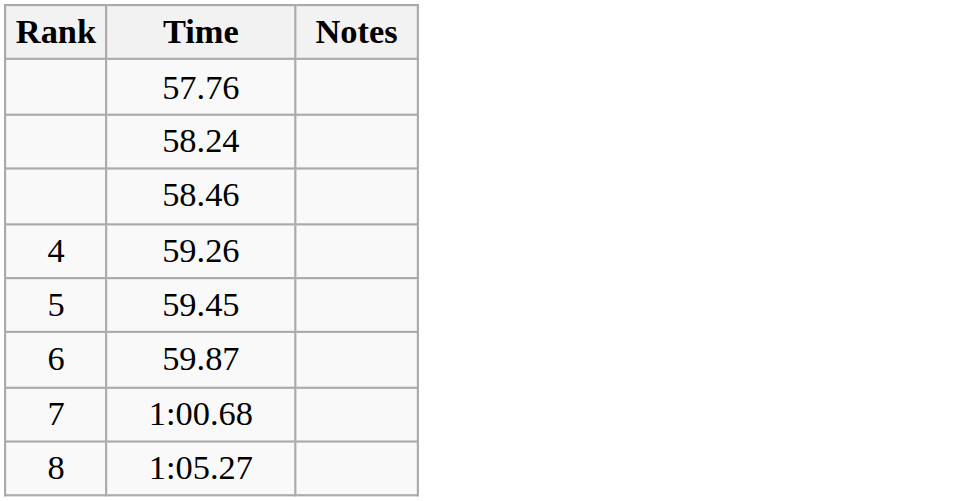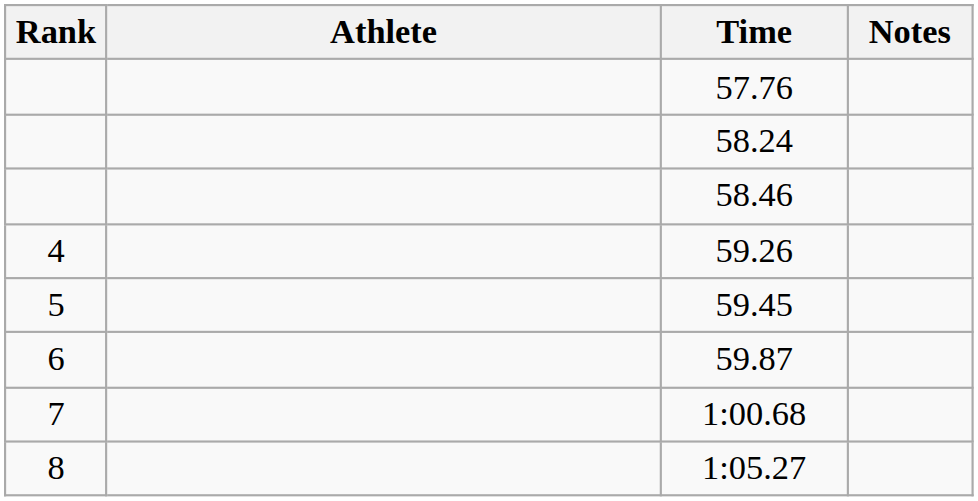+ column: (384, 31)
